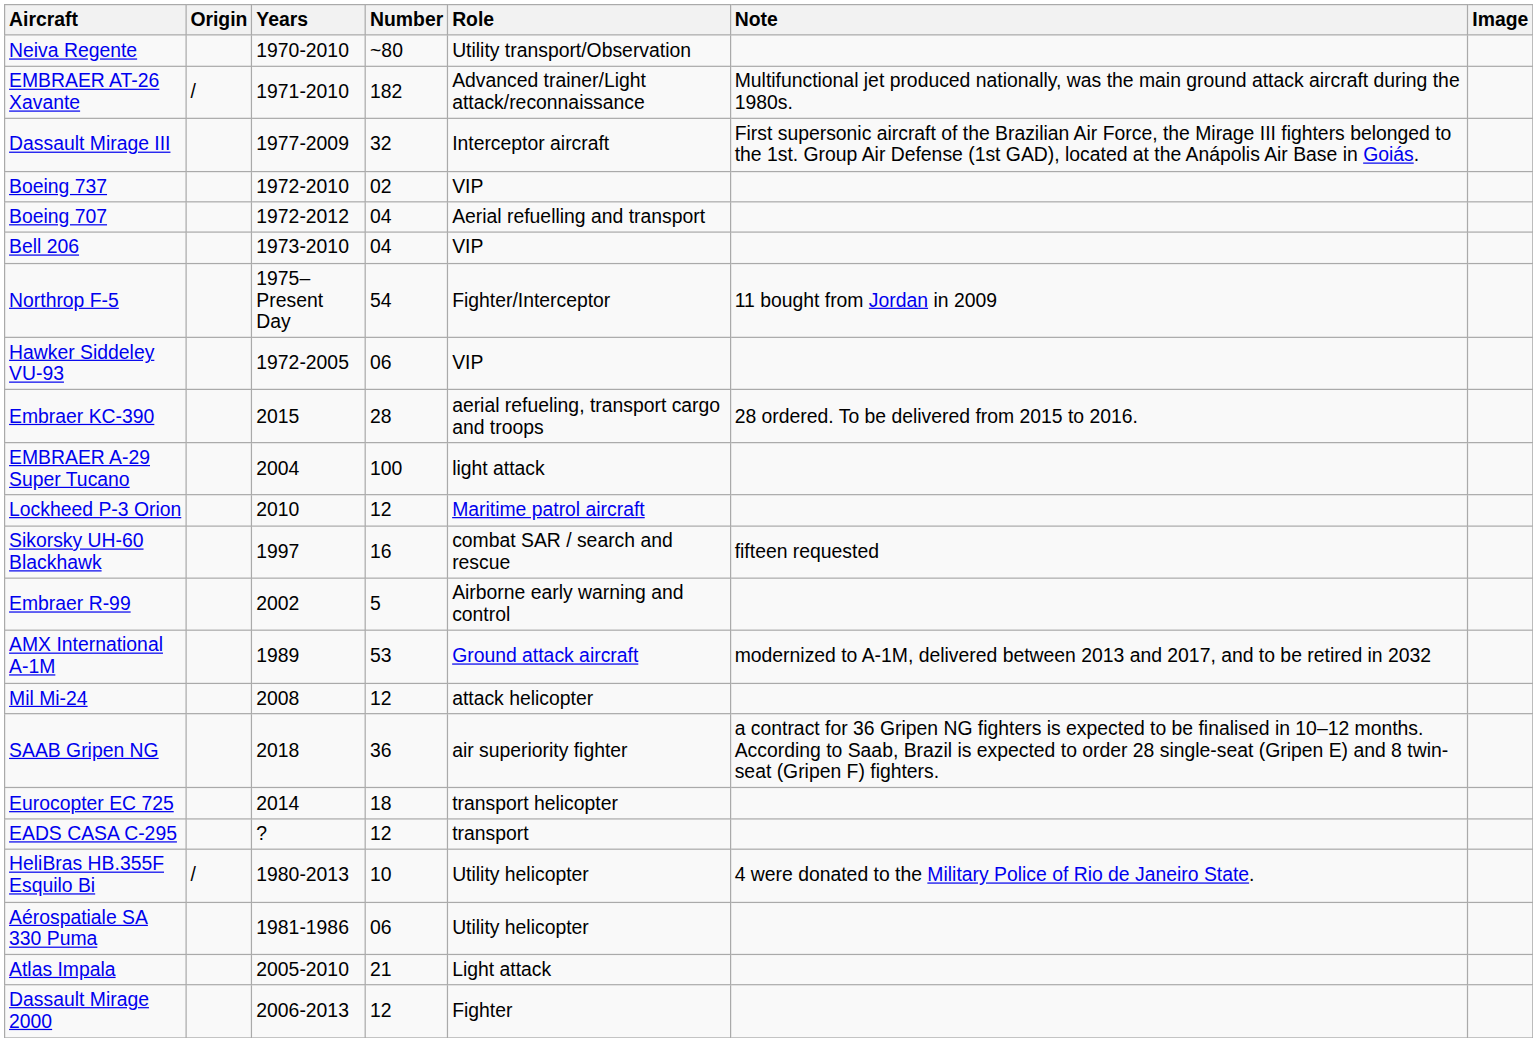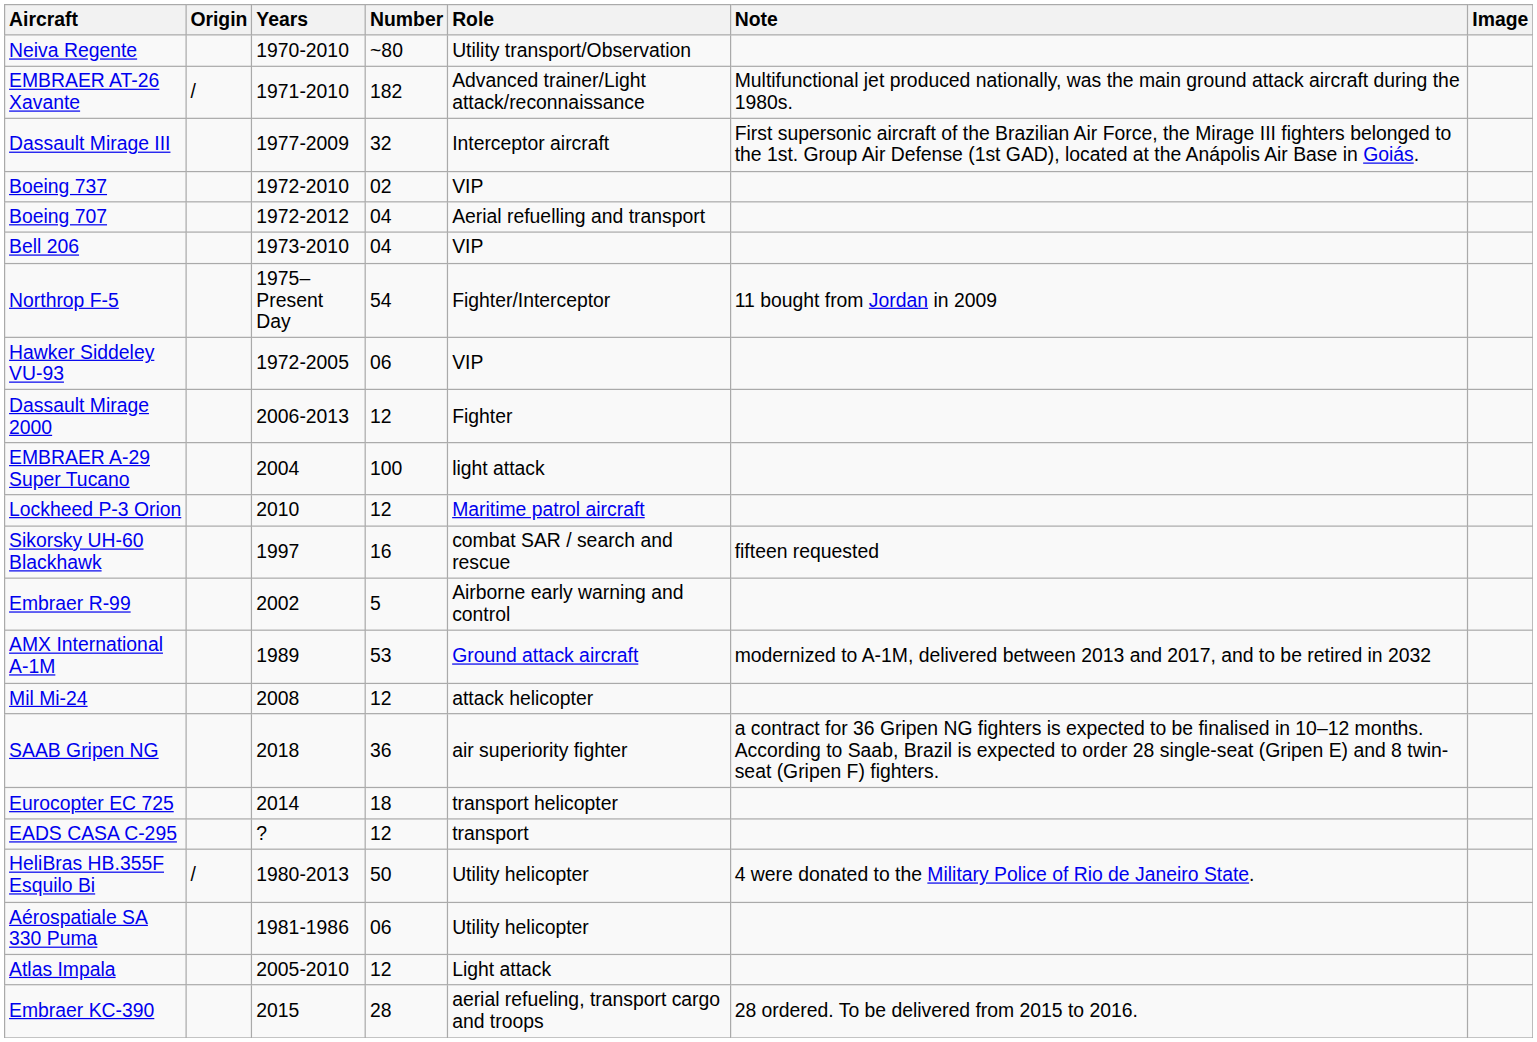rows swapped: (82, 415) <-> (79, 1011)
(381, 875) 10 -> (381, 875) 50
(381, 969) 21 -> (381, 969) 12
